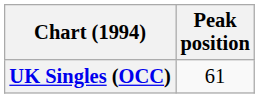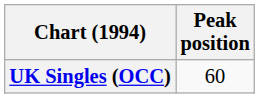(215, 76) 61 -> (215, 76) 60
